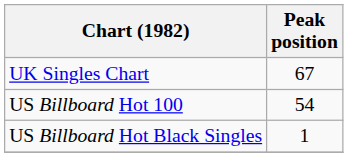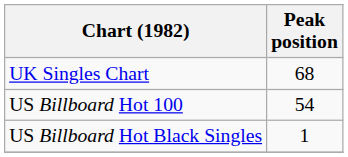(305, 73) 67 -> (305, 73) 68
